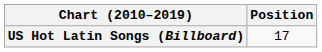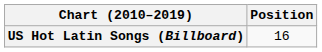(282, 37) 17 -> (282, 37) 16
